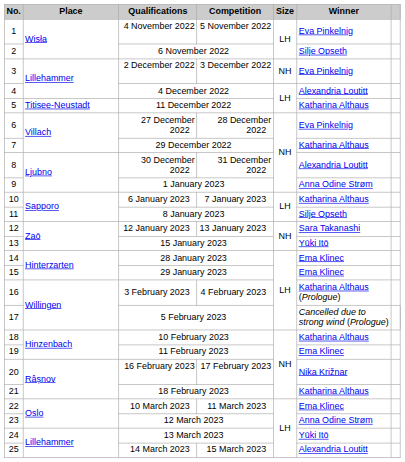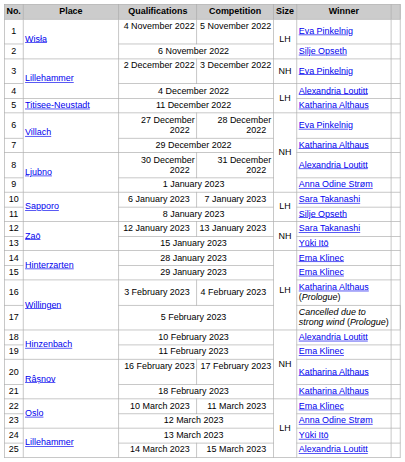(334, 199) Katharina Althaus -> (329, 199) Sara Takanashi
(334, 337) Katharina Althaus -> (333, 337) Alexandria Loutitt
(323, 371) Nika Križnar -> (334, 371) Katharina Althaus
